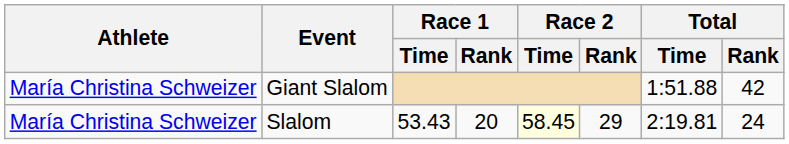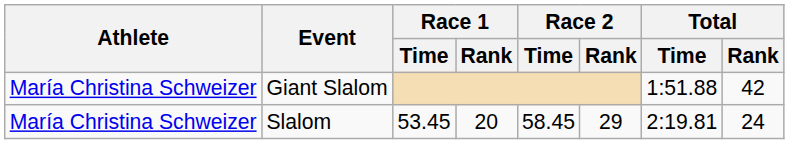(424, 122) 53.43 -> (424, 122) 53.45
(549, 122) lightyellow background -> (549, 122) no background
